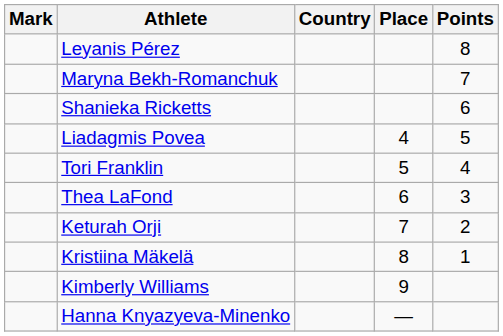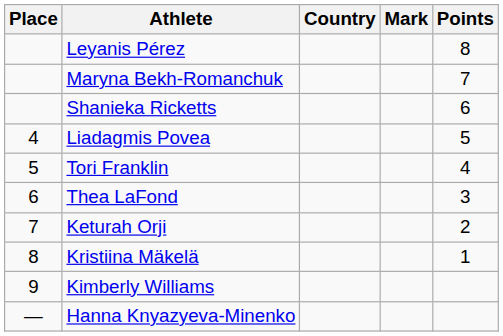columns swapped: (404, 19) <-> (31, 19)
